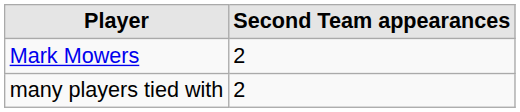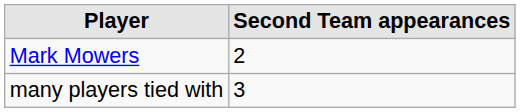(239, 90) 2 -> (239, 90) 3
